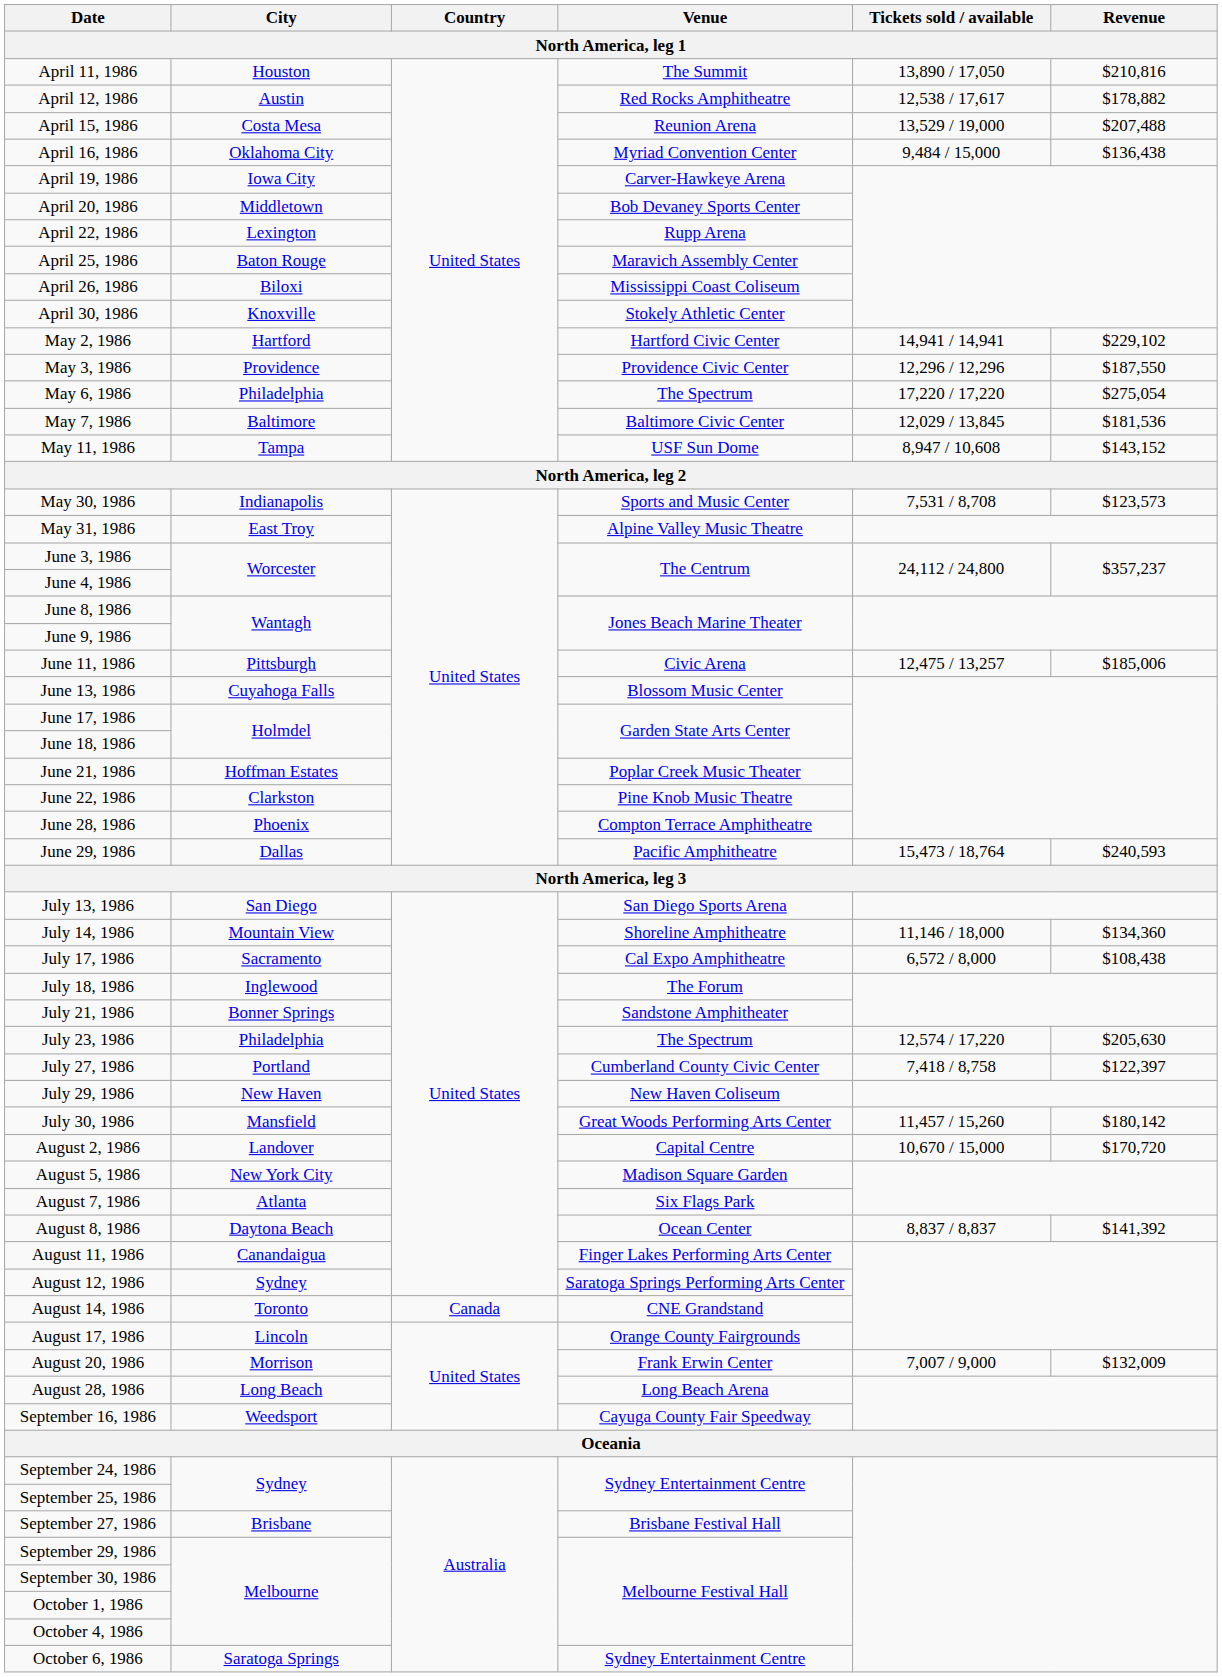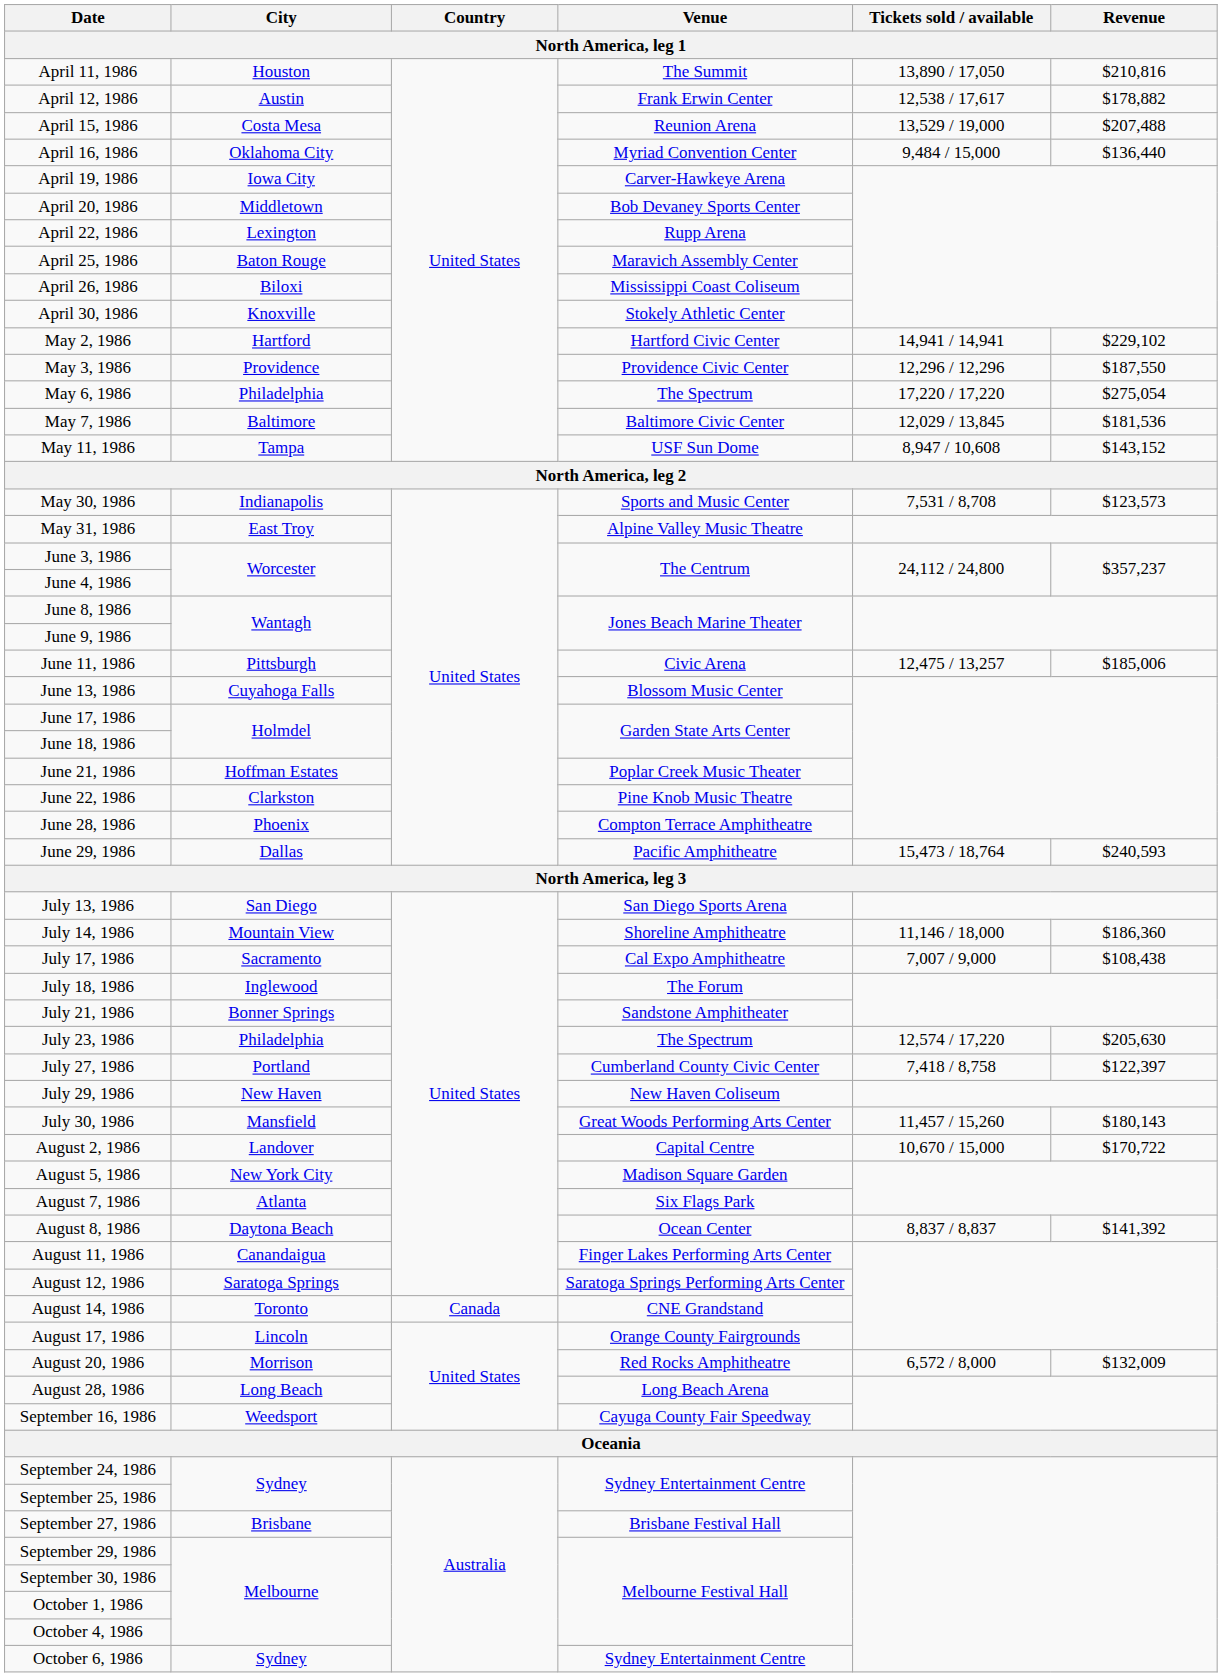(705, 98) Red Rocks Amphitheatre -> (705, 98) Frank Erwin Center
(1134, 152) $136,438 -> (1134, 152) $136,440
(1134, 932) $134,360 -> (1134, 932) $186,360
(951, 959) 6,572 / 8,000 -> (951, 959) 7,007 / 9,000
(1134, 1120) $180,142 -> (1134, 1120) $180,143
(1134, 1147) $170,720 -> (1134, 1147) $170,722
(281, 1282) Sydney -> (281, 1282) Saratoga Springs
(705, 1362) Frank Erwin Center -> (705, 1362) Red Rocks Amphitheatre
(951, 1362) 7,007 / 9,000 -> (951, 1362) 6,572 / 8,000
(281, 1658) Saratoga Springs -> (281, 1658) Sydney
